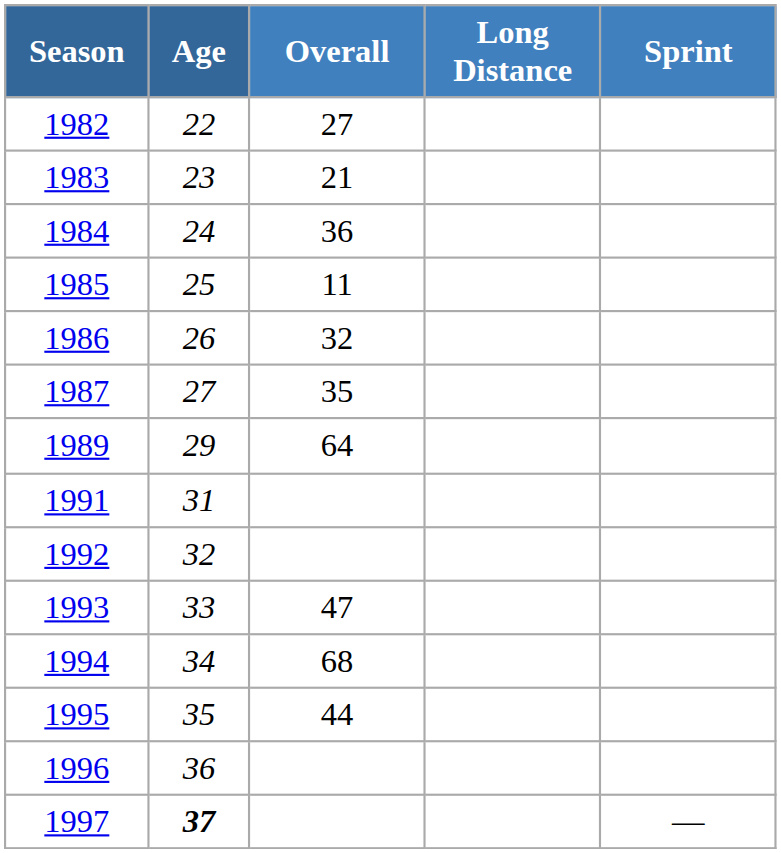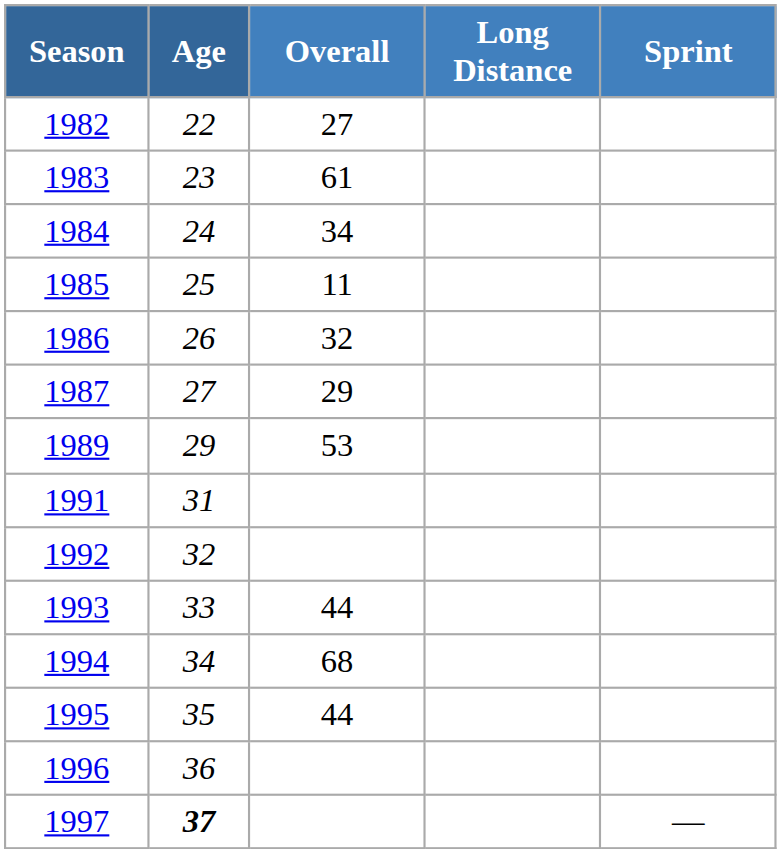(337, 177) 21 -> (337, 177) 61
(337, 230) 36 -> (337, 230) 34
(337, 391) 35 -> (337, 391) 29
(337, 445) 64 -> (337, 445) 53
(337, 606) 47 -> (337, 606) 44
